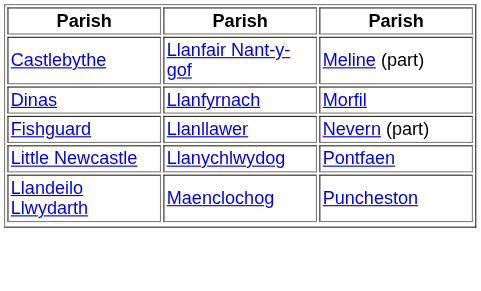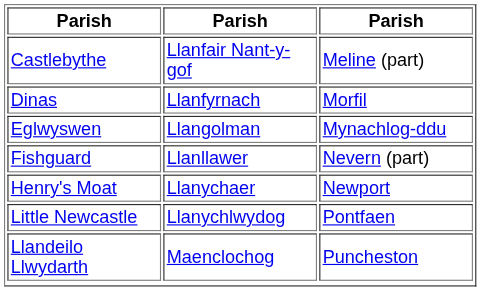+ row: (56, 129)
+ row: (64, 188)
